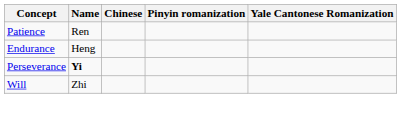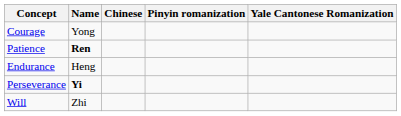+ row: (26, 31)
(80, 31) normal -> (81, 48) bold
